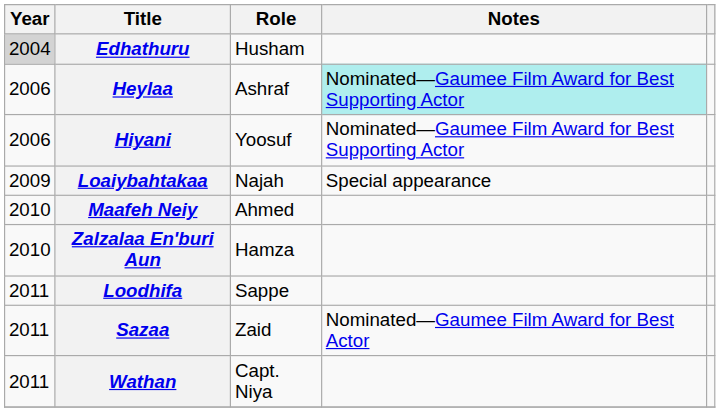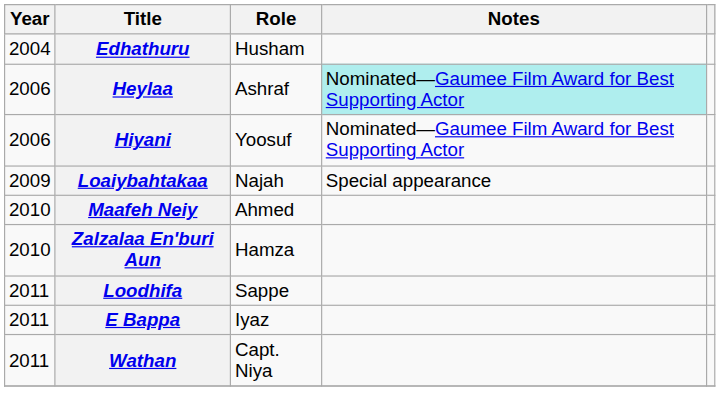(30, 49) lightgrey background -> (30, 49) no background
- row: (143, 330)
+ row: (143, 320)
